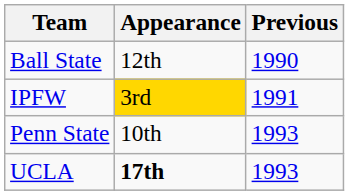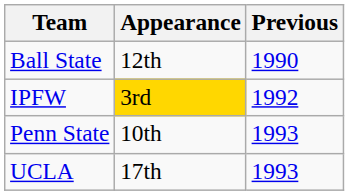(275, 97) 1991 -> (275, 97) 1992
(142, 171) bold -> (141, 171) normal
